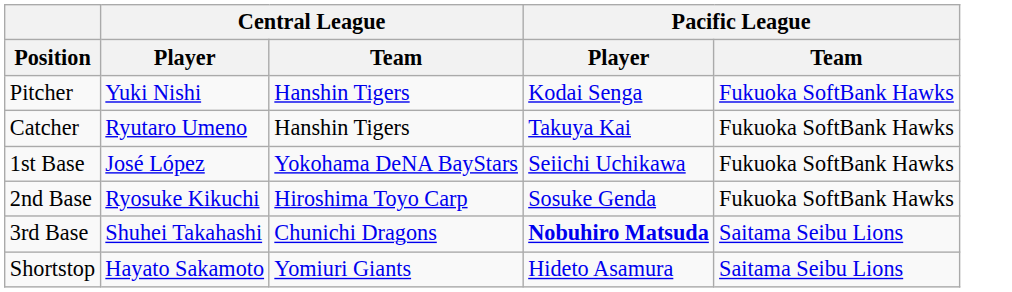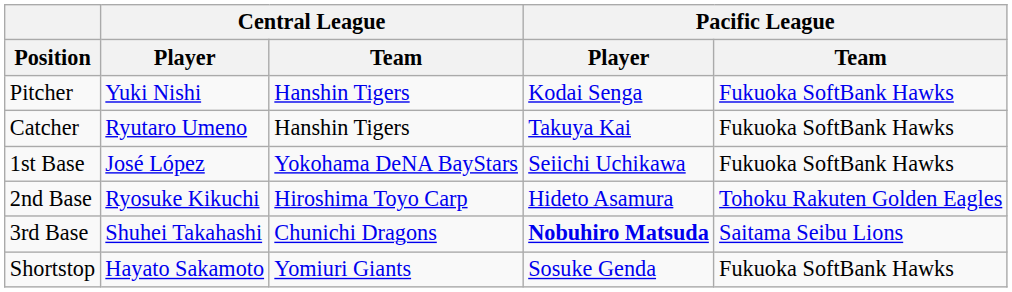(592, 198) Sosuke Genda -> (601, 198) Hideto Asamura
(836, 198) Fukuoka SoftBank Hawks -> (861, 198) Tohoku Rakuten Golden Eagles
(601, 269) Hideto Asamura -> (592, 269) Sosuke Genda
(811, 269) Saitama Seibu Lions -> (836, 269) Fukuoka SoftBank Hawks
